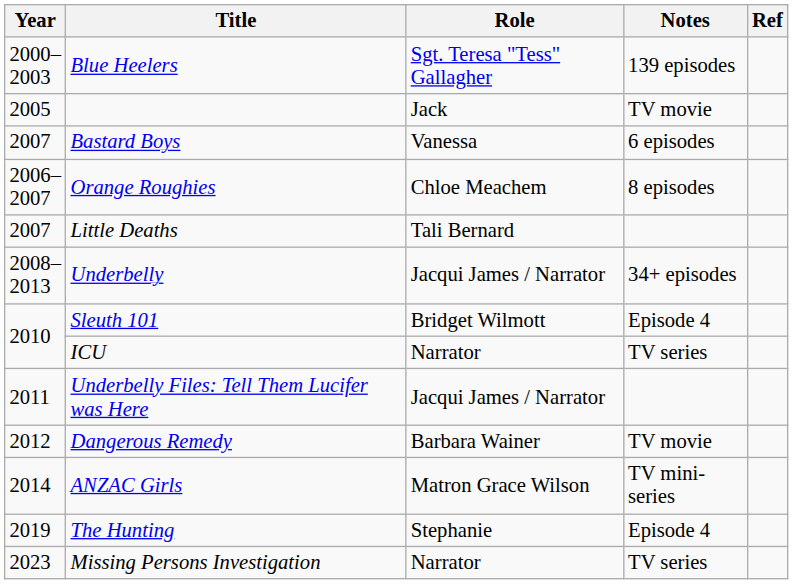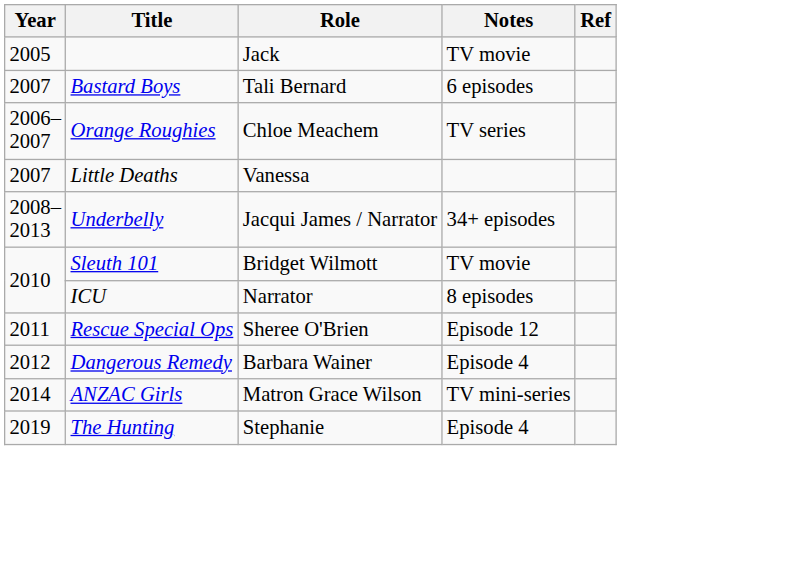- row: (124, 65)
(444, 142) Vanessa -> (295, 86) Tali Bernard
(671, 186) 8 episodes -> (486, 130) TV series
(462, 230) Tali Bernard -> (276, 175) Vanessa
(669, 319) Episode 4 -> (489, 263) TV movie
(668, 352) TV series -> (490, 296) 8 episodes
- row: (219, 396)
+ row: (152, 329)
(670, 441) TV movie -> (488, 361) Episode 4
- row: (195, 562)
